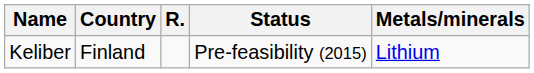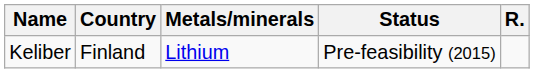columns swapped: (450, 20) <-> (175, 20)
